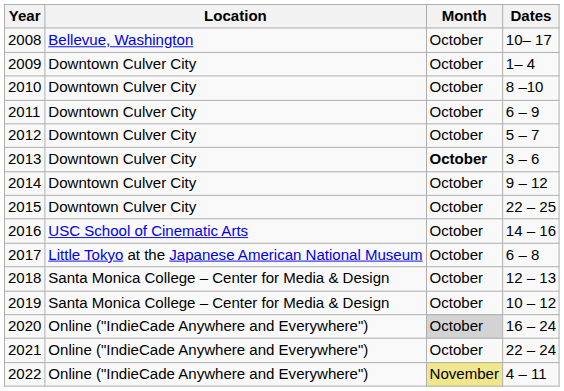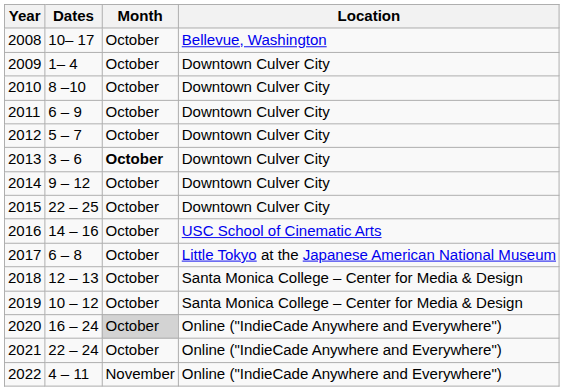columns swapped: (531, 16) <-> (235, 16)
(464, 374) khaki background -> (140, 374) no background
